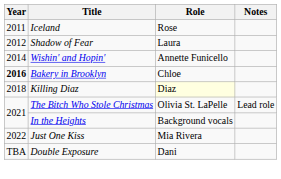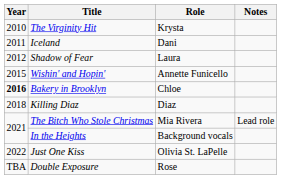+ row: (63, 27)
(167, 27) Rose -> (167, 43) Dani
(16, 58) 2014 -> (16, 74) 2015
(167, 89) lightyellow background -> (167, 105) no background
(192, 105) Olivia St. LaPelle -> (180, 120) Mia Rivera
(180, 136) Mia Rivera -> (192, 151) Olivia St. LaPelle
(167, 151) Dani -> (167, 167) Rose
